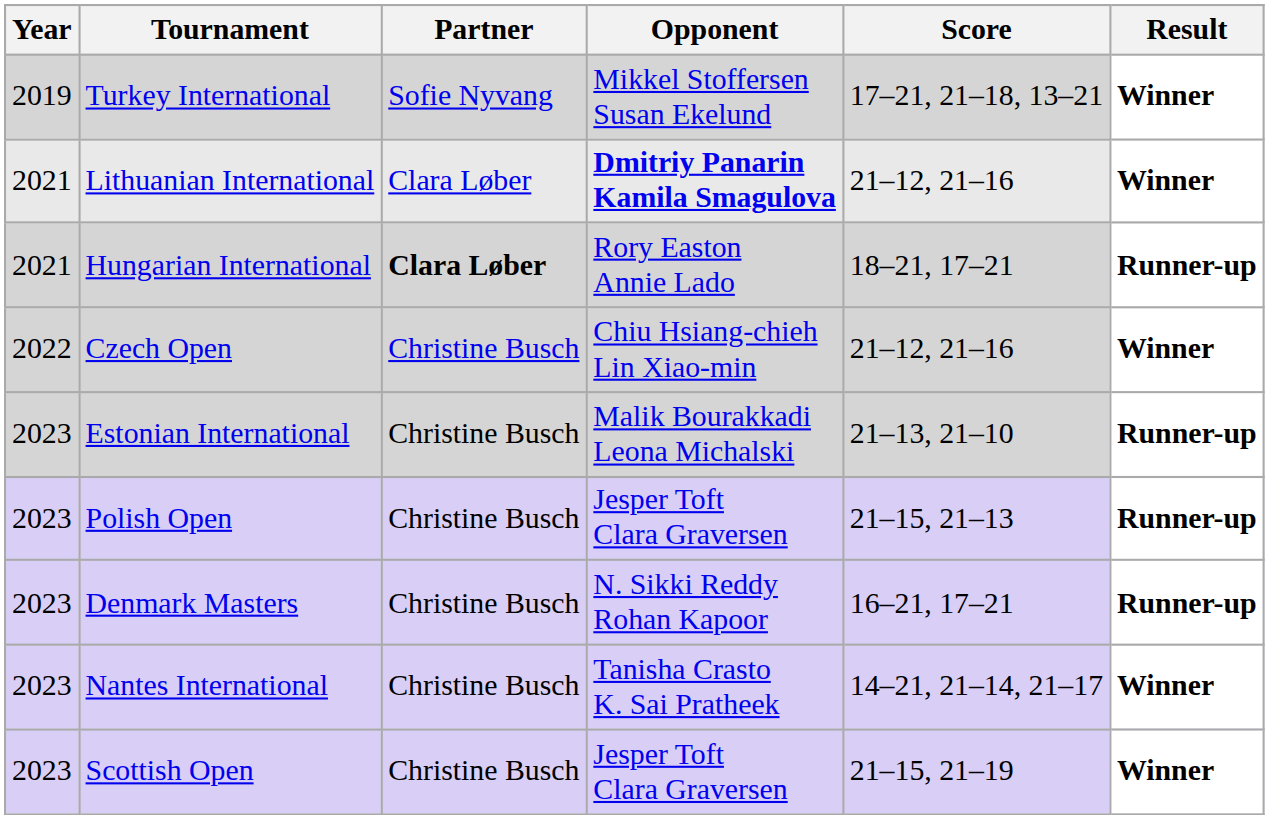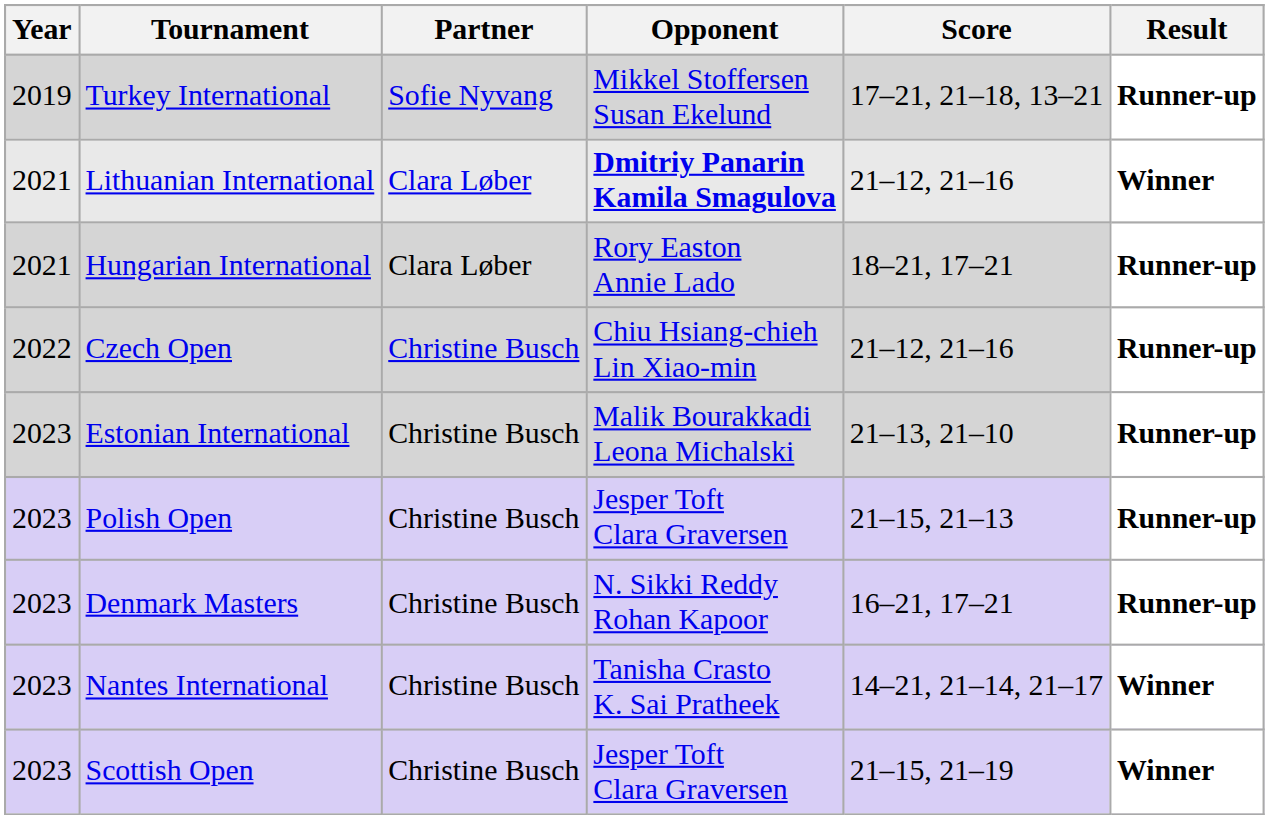(1166, 96) Winner -> (1187, 96) Runner-up
(467, 264) bold -> (460, 264) normal
(1166, 349) Winner -> (1187, 349) Runner-up
